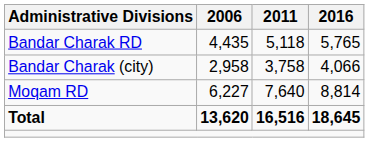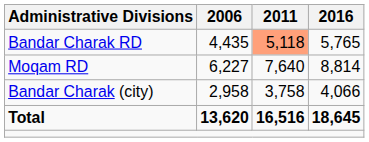(285, 42) no background -> (285, 42) lightsalmon background
rows swapped: (48, 92) <-> (81, 67)
